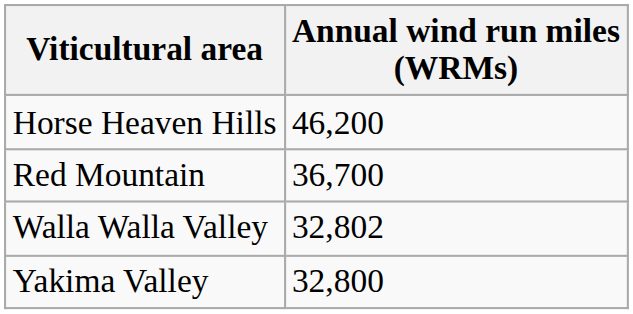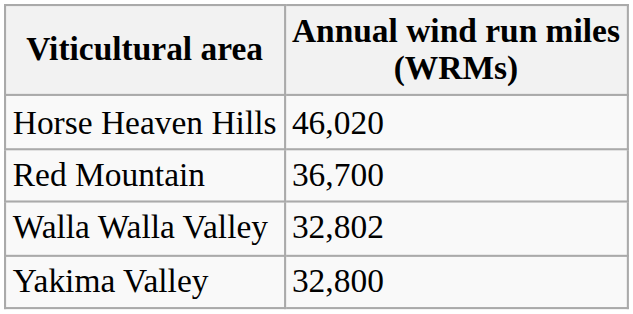(338, 121) 46,200 -> (338, 121) 46,020
